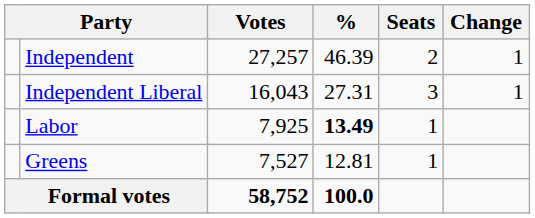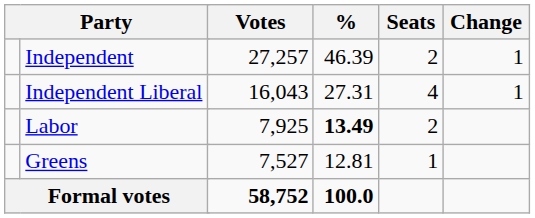(433, 91) 3 -> (433, 91) 4
(433, 126) 1 -> (433, 126) 2
